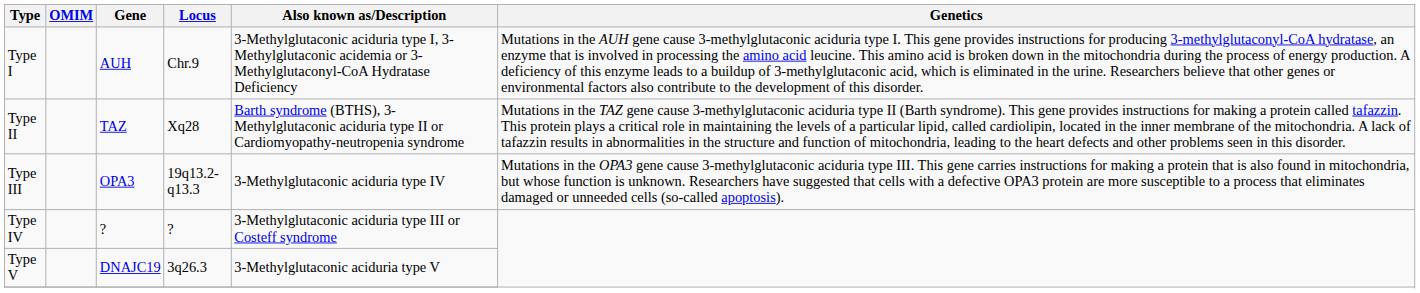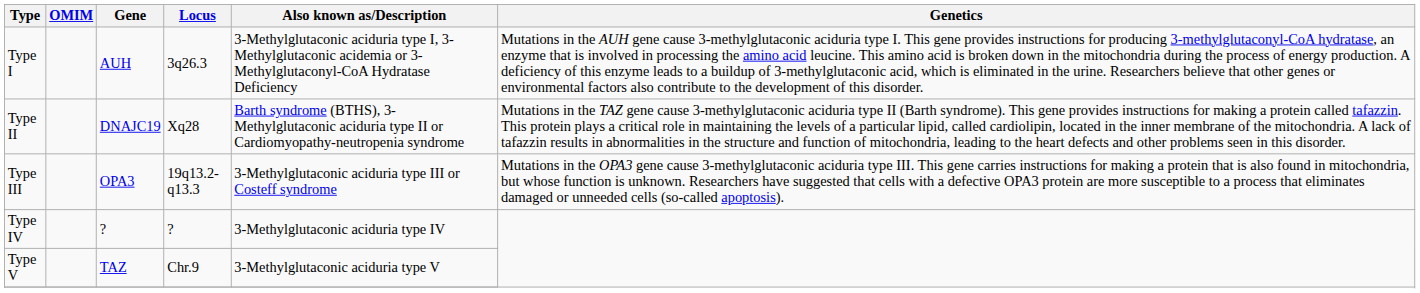(183, 63) Chr.9 -> (187, 63) 3q26.3
(113, 126) TAZ -> (130, 126) DNAJC19
(340, 181) 3-Methylglutaconic aciduria type IV -> (347, 181) 3-Methylglutaconic aciduria type III or Costeff syndrome
(347, 228) 3-Methylglutaconic aciduria type III or Costeff syndrome -> (340, 228) 3-Methylglutaconic aciduria type IV
(130, 267) DNAJC19 -> (113, 267) TAZ
(187, 267) 3q26.3 -> (183, 267) Chr.9
